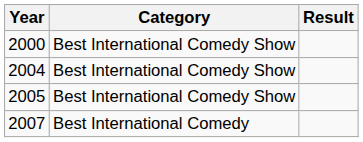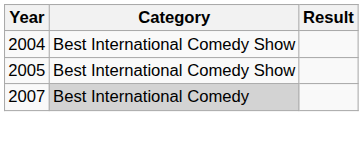- row: (27, 44)
(151, 123) no background -> (151, 96) lightgrey background
